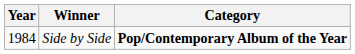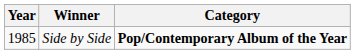(22, 37) 1984 -> (22, 37) 1985
